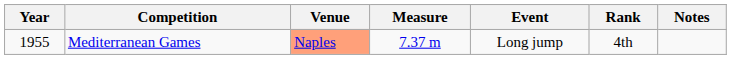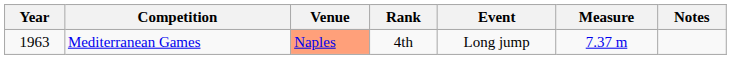columns swapped: (623, 17) <-> (420, 17)
(34, 41) 1955 -> (34, 41) 1963
